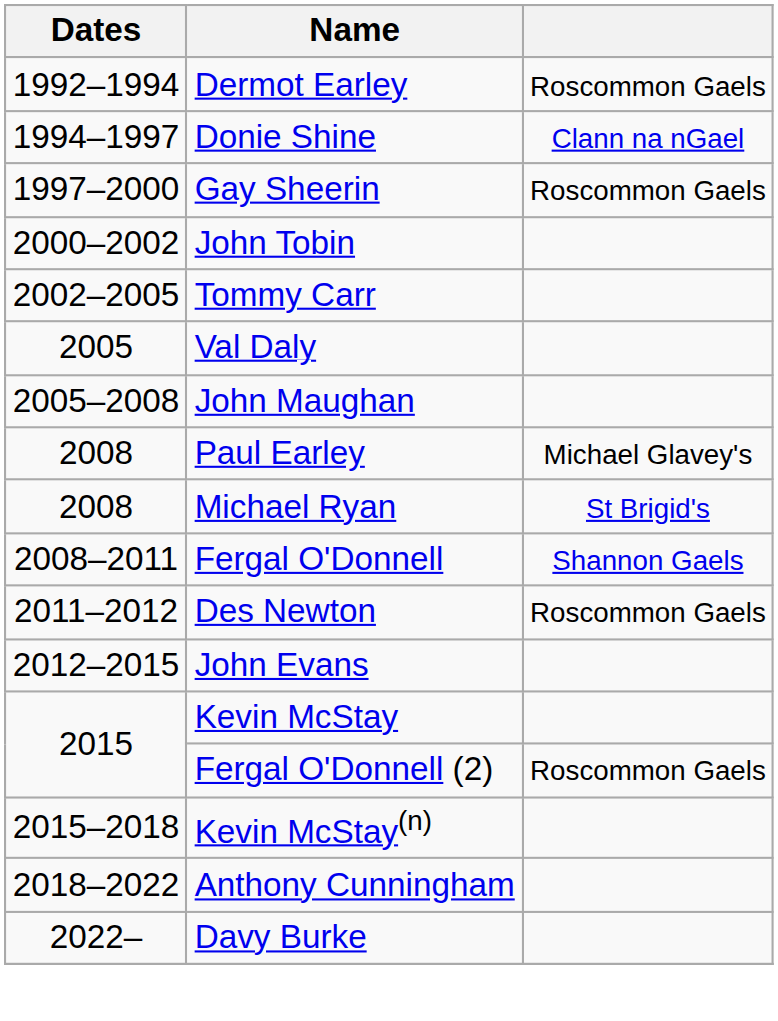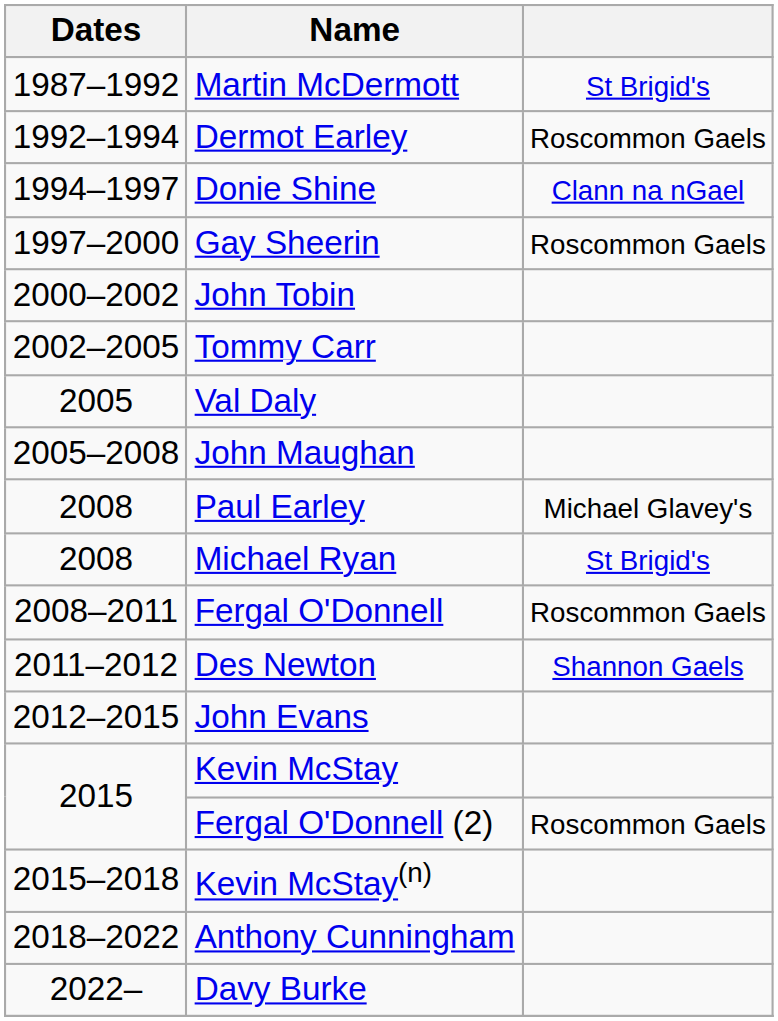+ row: (327, 83)
(648, 560) Shannon Gaels -> (648, 613) Roscommon Gaels
(648, 613) Roscommon Gaels -> (648, 666) Shannon Gaels
